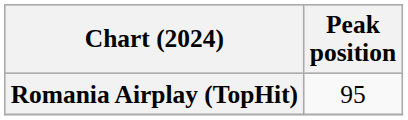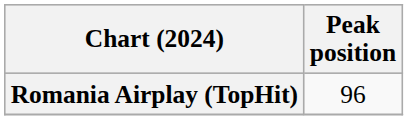(353, 93) 95 -> (353, 93) 96
